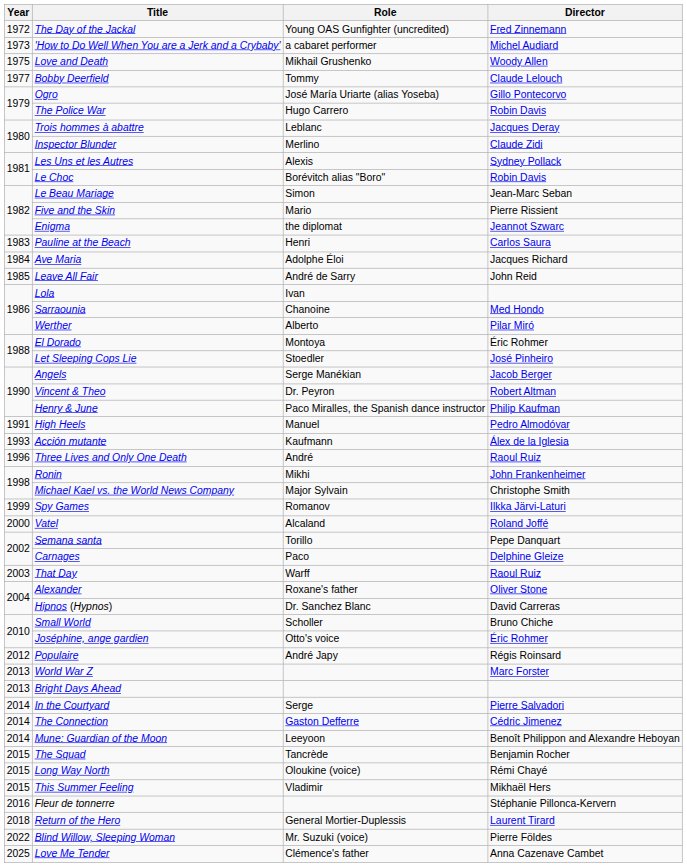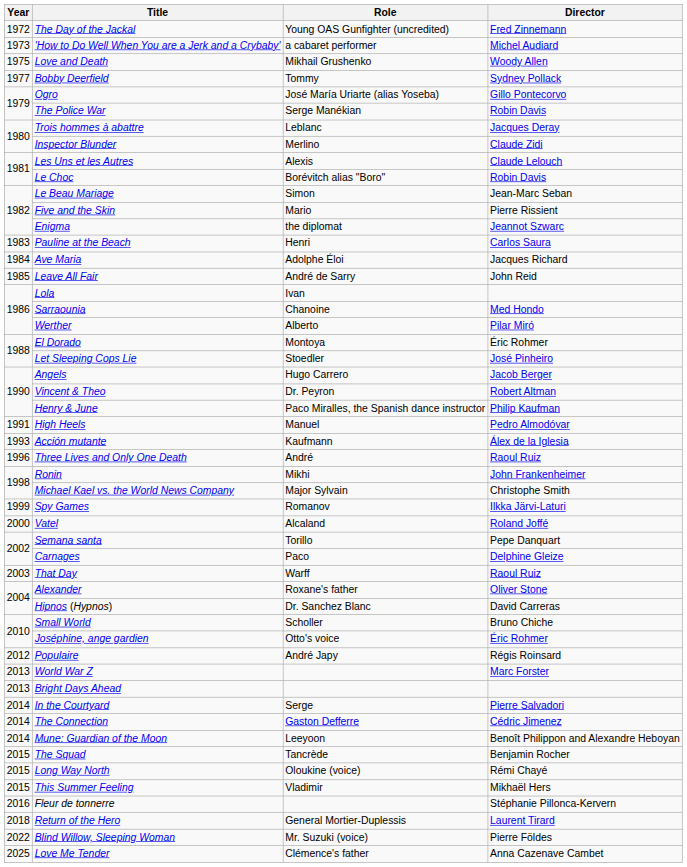(526, 78) Claude Lelouch -> (526, 78) Sydney Pollack
(317, 111) Hugo Carrero -> (323, 111) Serge Manékian
(526, 161) Sydney Pollack -> (526, 161) Claude Lelouch
(323, 375) Serge Manékian -> (317, 375) Hugo Carrero
